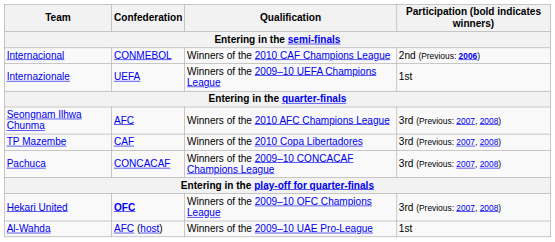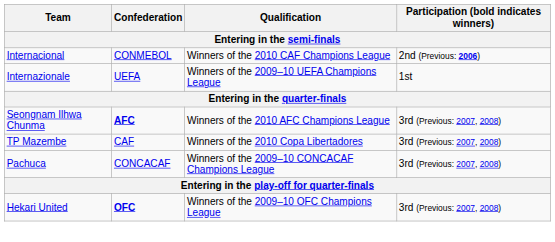(124, 120) normal -> (124, 120) bold
- row: (29, 229)
